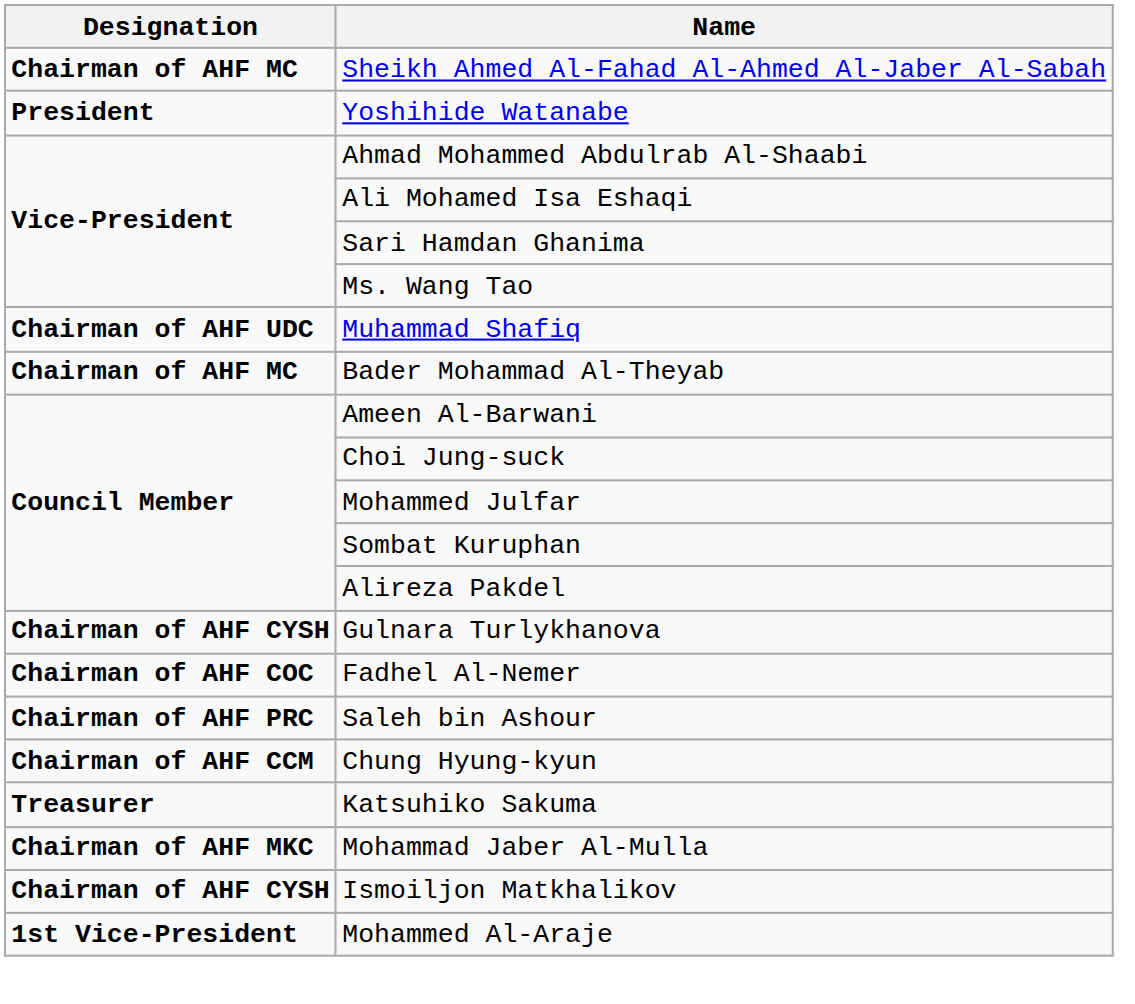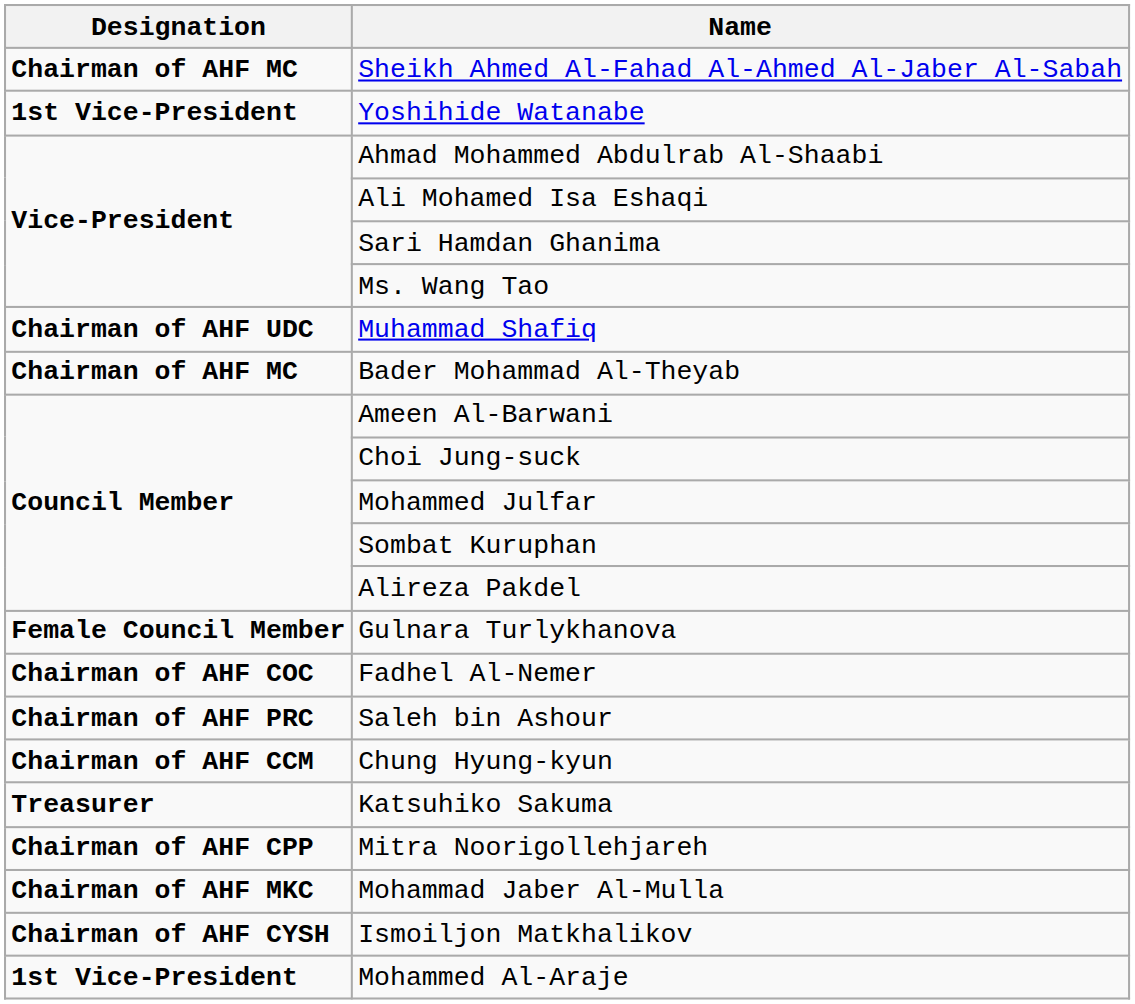(83, 113) President -> (155, 113) 1st Vice-President
(170, 632) Chairman of AHF CYSH -> (178, 632) Female Council Member
+ row: (533, 848)
